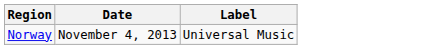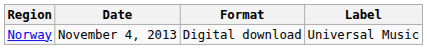+ column: (242, 15)
